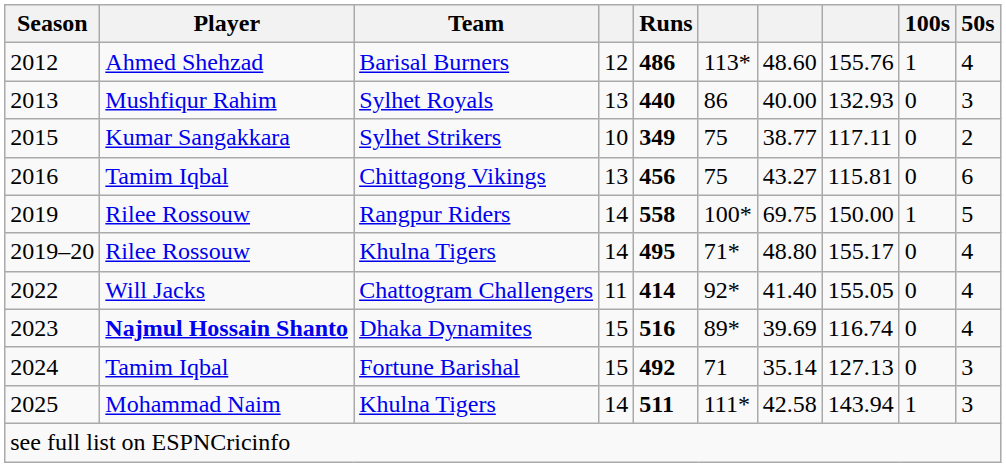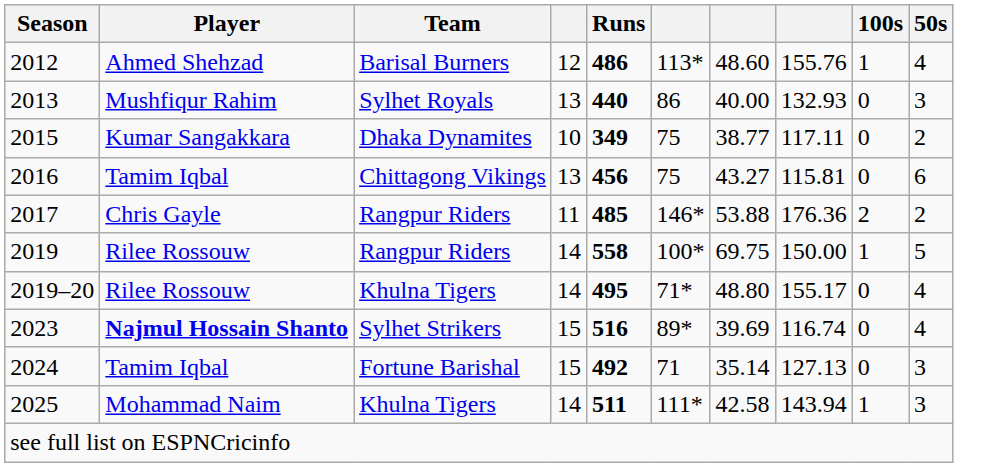(430, 137) Sylhet Strikers -> (445, 137) Dhaka Dynamites
+ row: (34, 213)
- row: (34, 289)
(445, 328) Dhaka Dynamites -> (430, 328) Sylhet Strikers
